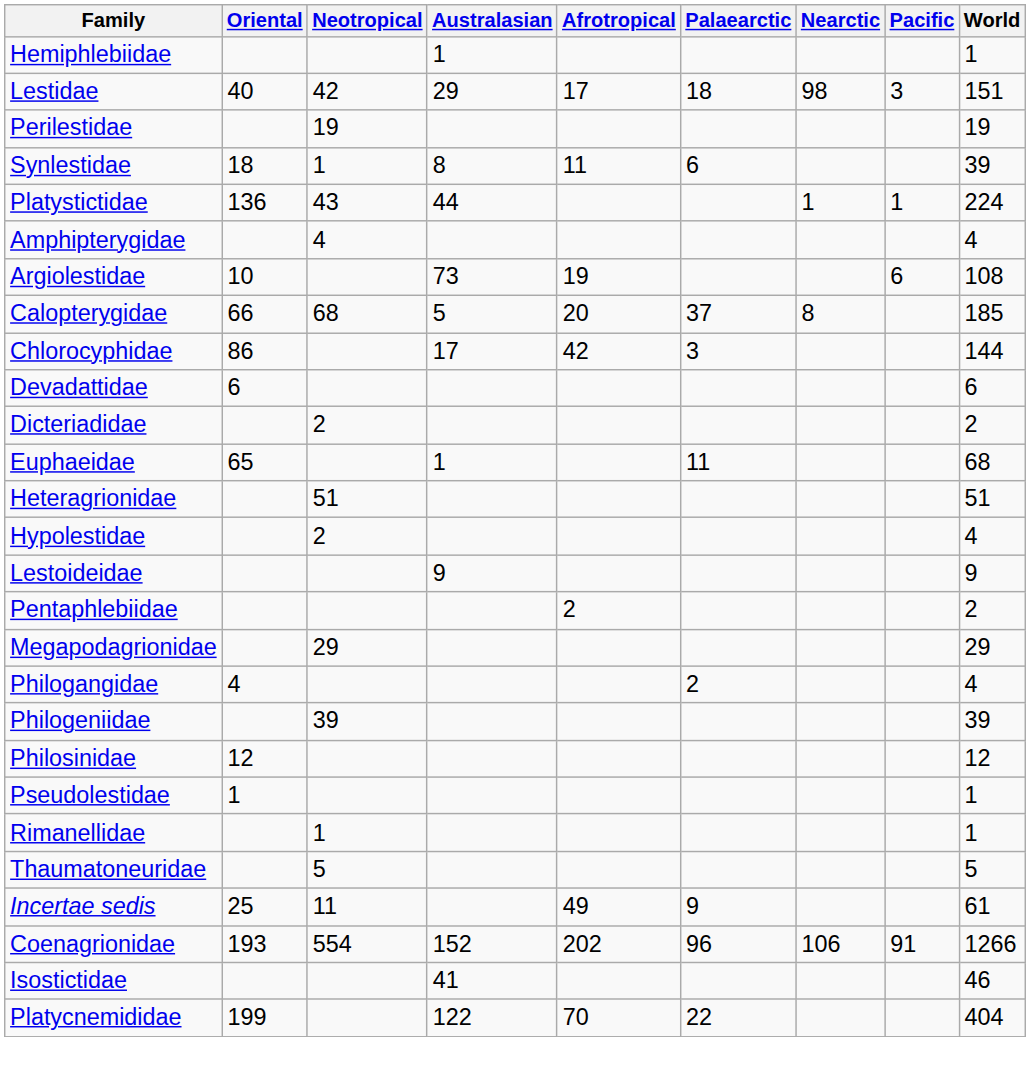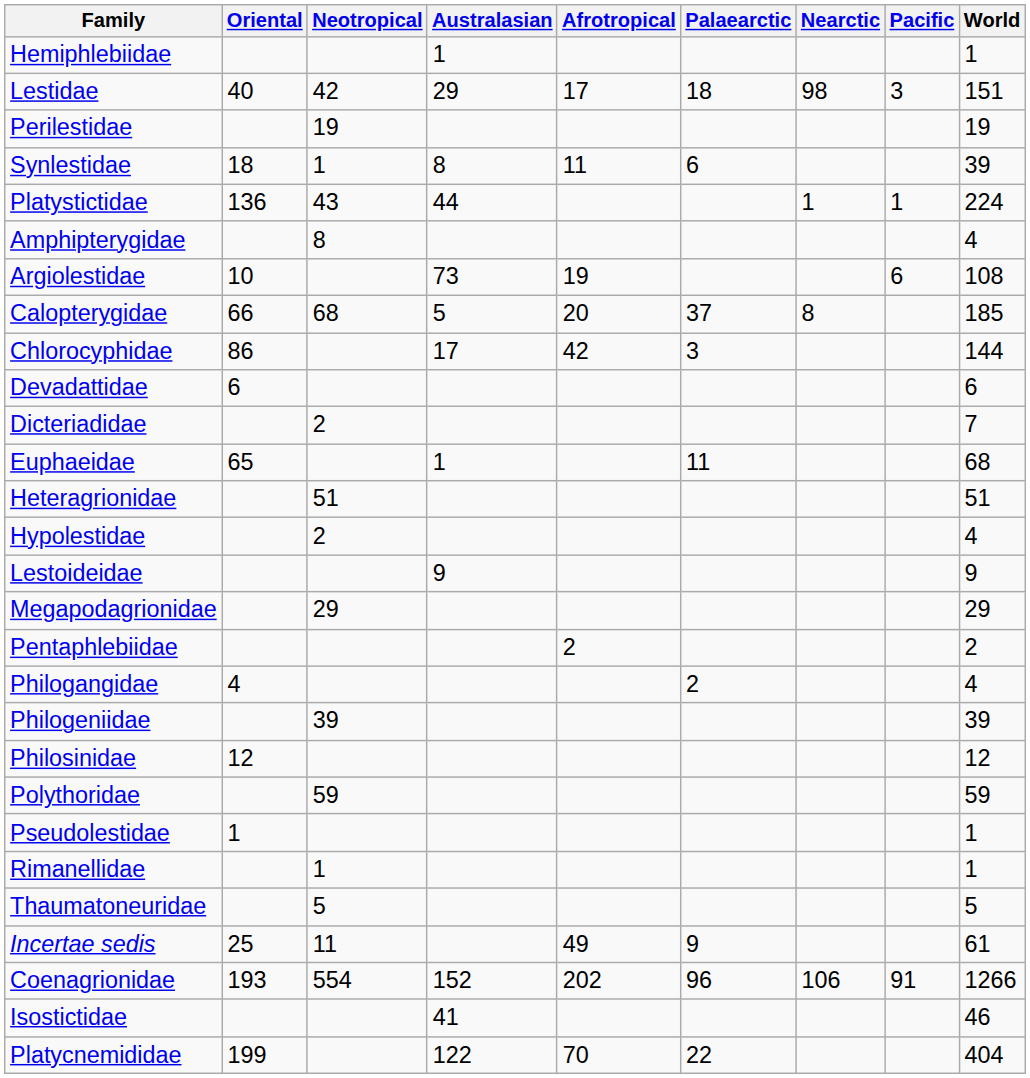(319, 239) 4 -> (319, 239) 8
(971, 424) 2 -> (971, 424) 7
rows swapped: (113, 647) <-> (94, 610)
+ row: (75, 795)
